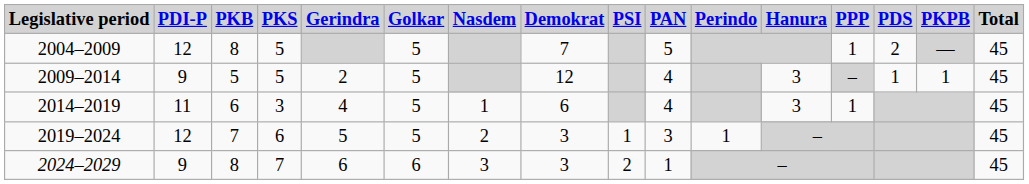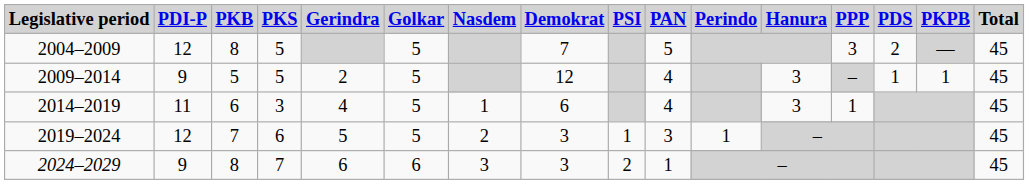(852, 48) 1 -> (852, 48) 3
